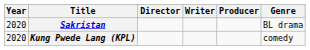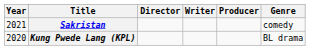(16, 25) 2020 -> (16, 25) 2021
(283, 25) BL drama -> (278, 25) comedy
(278, 38) comedy -> (283, 38) BL drama
